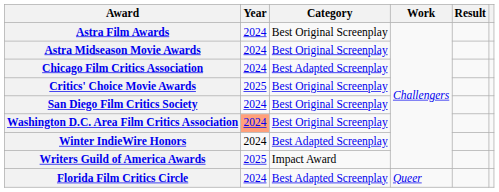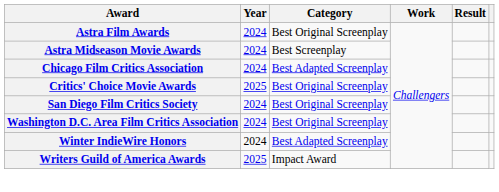(330, 50) Best Original Screenplay -> (309, 50) Best Screenplay
(255, 123) lightsalmon background -> (255, 123) no background
- row: (123, 178)
